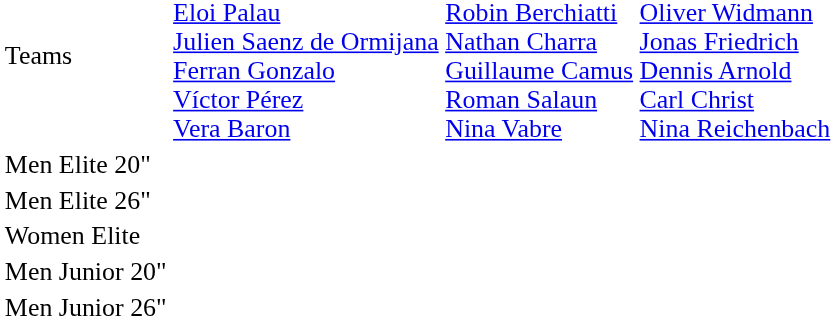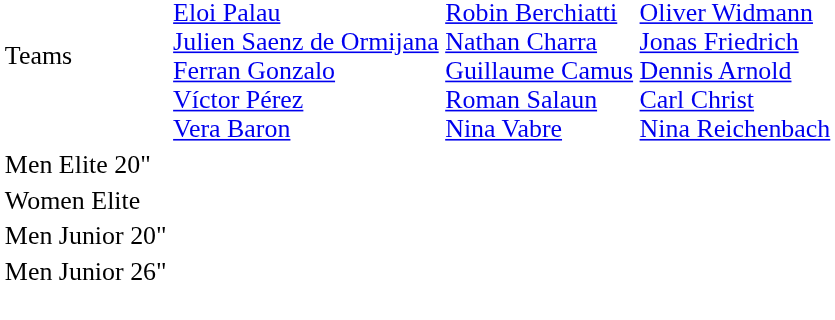- row: (78, 200)
